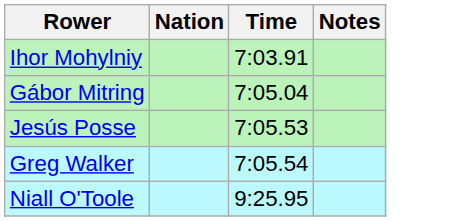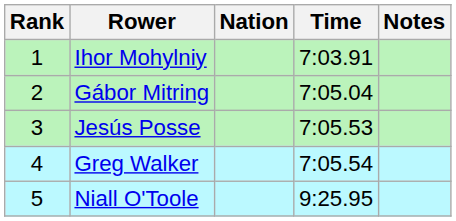+ column: (37, 22)
